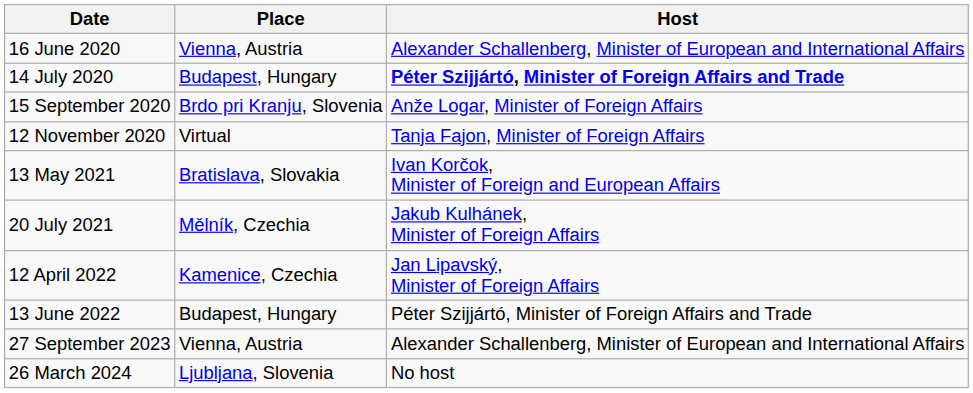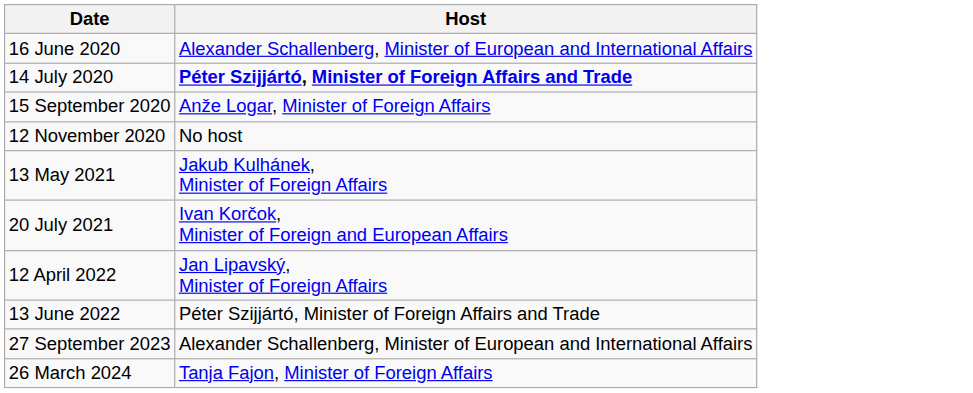- column: (281, 19)
(548, 135) Tanja Fajon, Minister of Foreign Affairs -> (211, 135) No host
(555, 175) Ivan Korčok, Minister of Foreign and European Affairs -> (283, 175) Jakub Kulhánek, Minister of Foreign Affairs
(495, 225) Jakub Kulhánek, Minister of Foreign Affairs -> (343, 225) Ivan Korčok, Minister of Foreign and European Affairs
(423, 373) No host -> (336, 373) Tanja Fajon, Minister of Foreign Affairs
